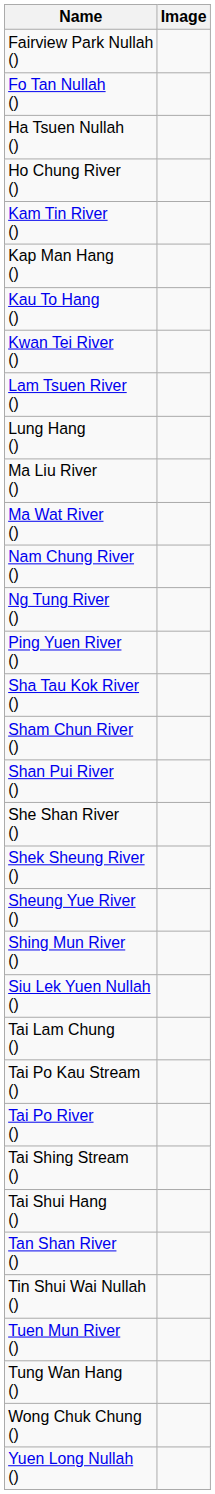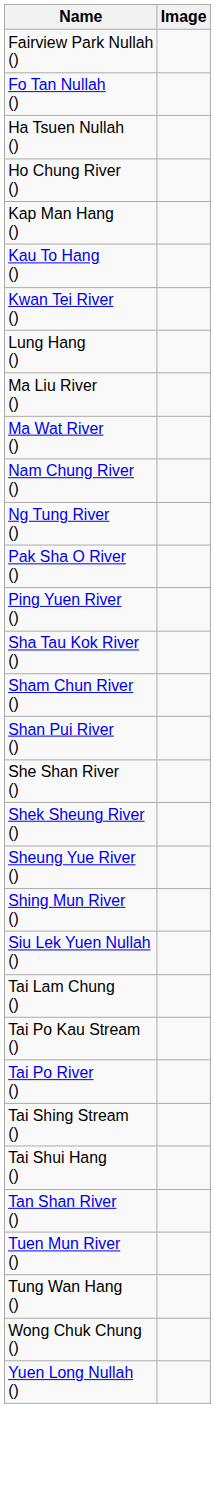- row: (58, 222)
- row: (67, 394)
+ row: (67, 566)
- row: (77, 1296)
